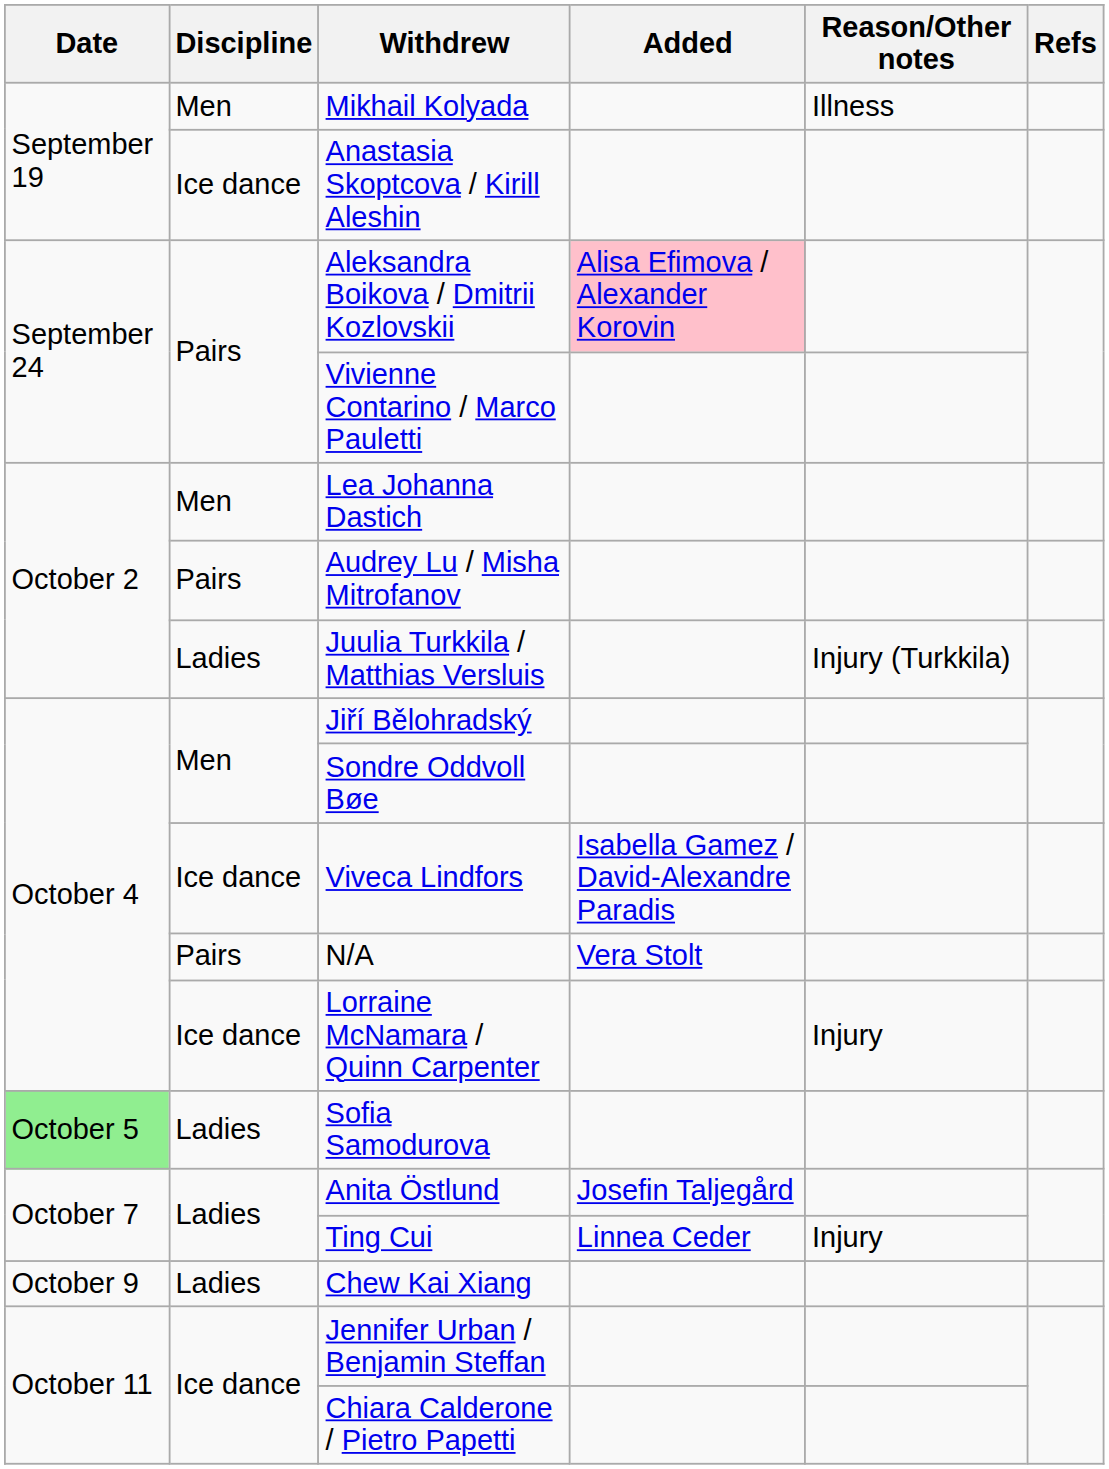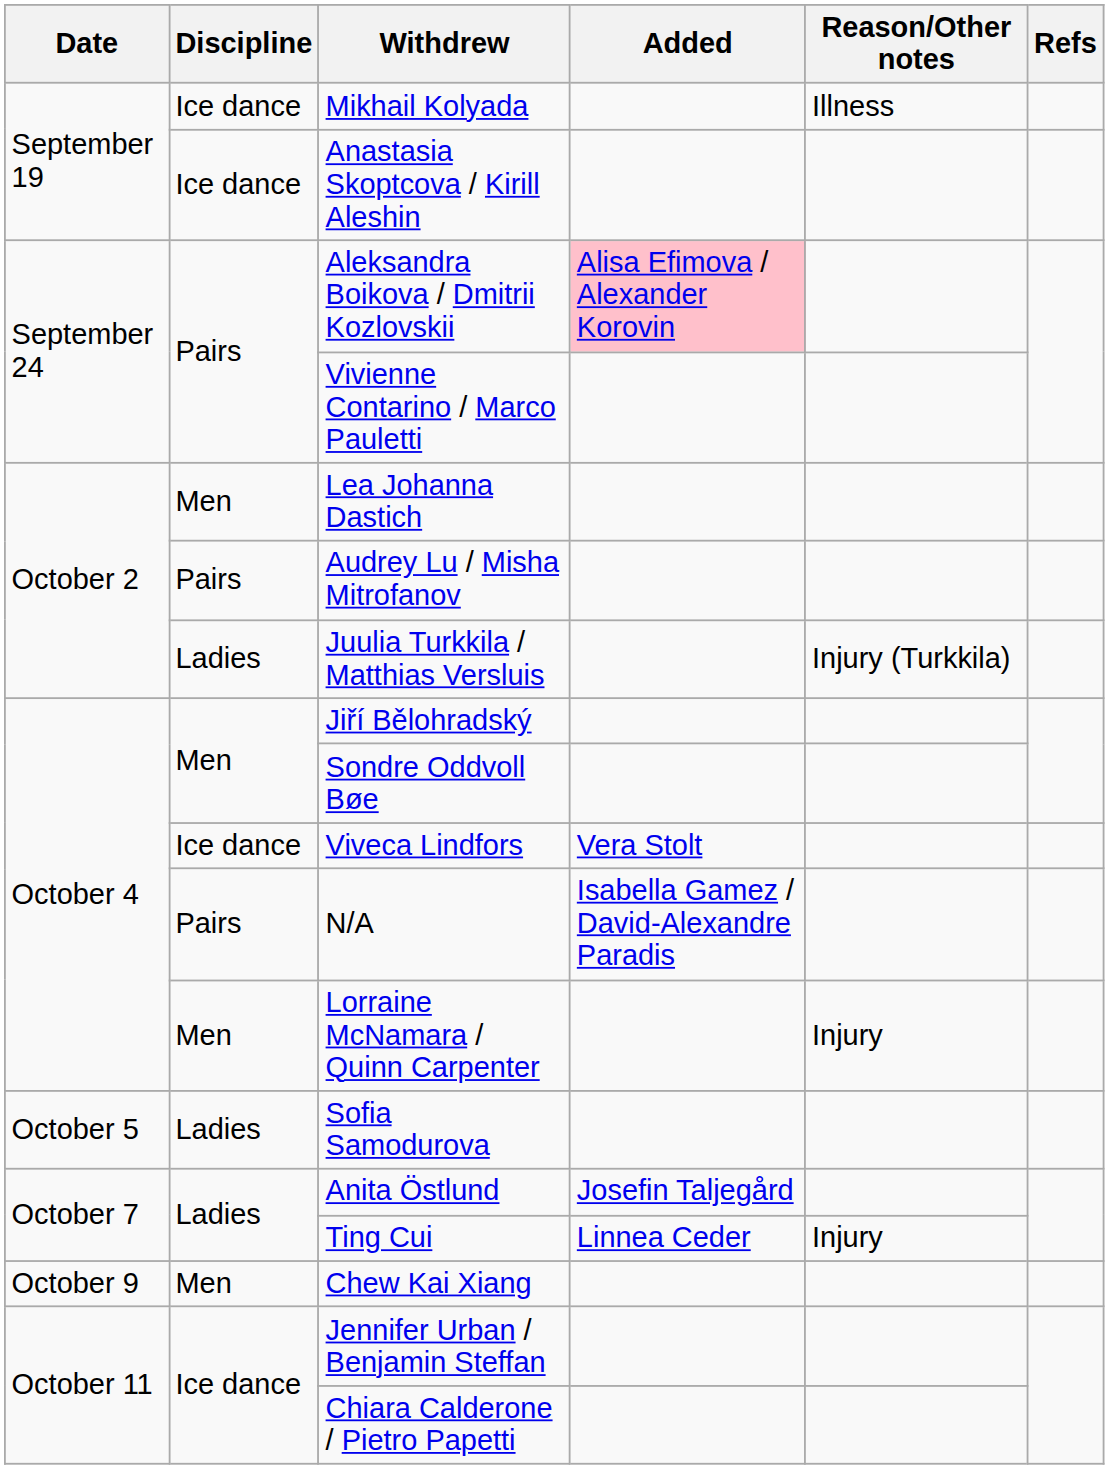(204, 105) Men -> (238, 105) Ice dance
(685, 877) Isabella Gamez / David-Alexandre Paradis -> (640, 845) Vera Stolt
(640, 956) Vera Stolt -> (685, 923) Isabella Gamez / David-Alexandre Paradis
(238, 1034) Ice dance -> (204, 1034) Men
(75, 1129) lightgreen background -> (75, 1129) no background
(218, 1283) Ladies -> (204, 1283) Men
